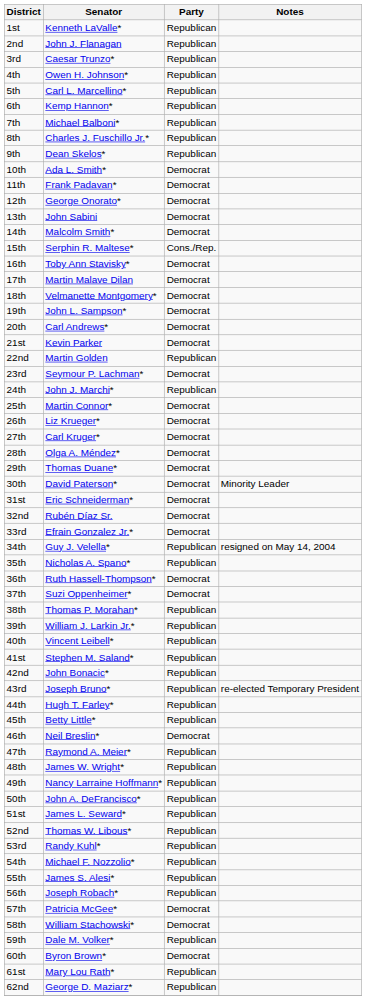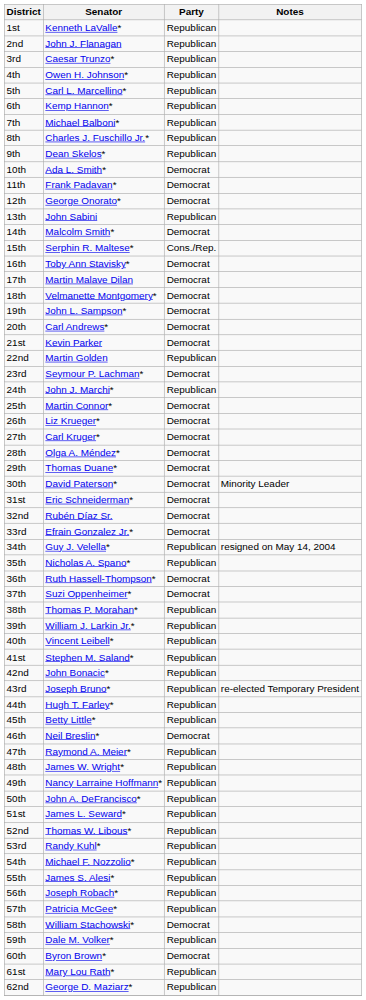(188, 216) Democrat -> (191, 216) Republican
(188, 909) Democrat -> (191, 909) Republican
